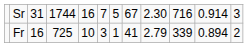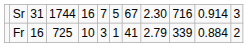(213, 33) 0.894 -> (213, 33) 0.884
